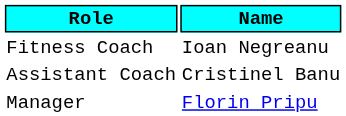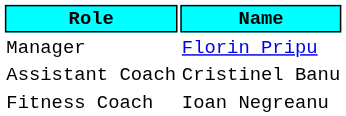rows swapped: (46, 103) <-> (80, 48)
